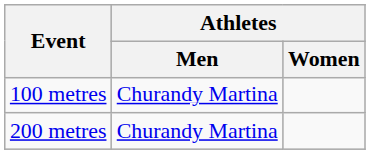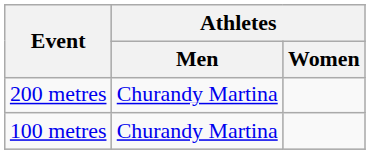rows swapped: (58, 95) <-> (58, 131)
